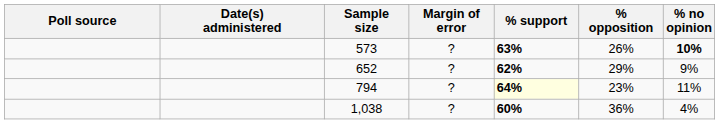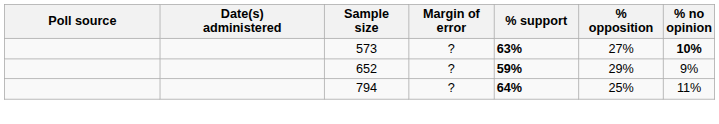(621, 48) 26% -> (621, 48) 27%
(509, 68) 62% -> (509, 68) 59%
(509, 88) lightyellow background -> (509, 88) no background
(621, 88) 23% -> (621, 88) 25%
- row: (367, 108)
